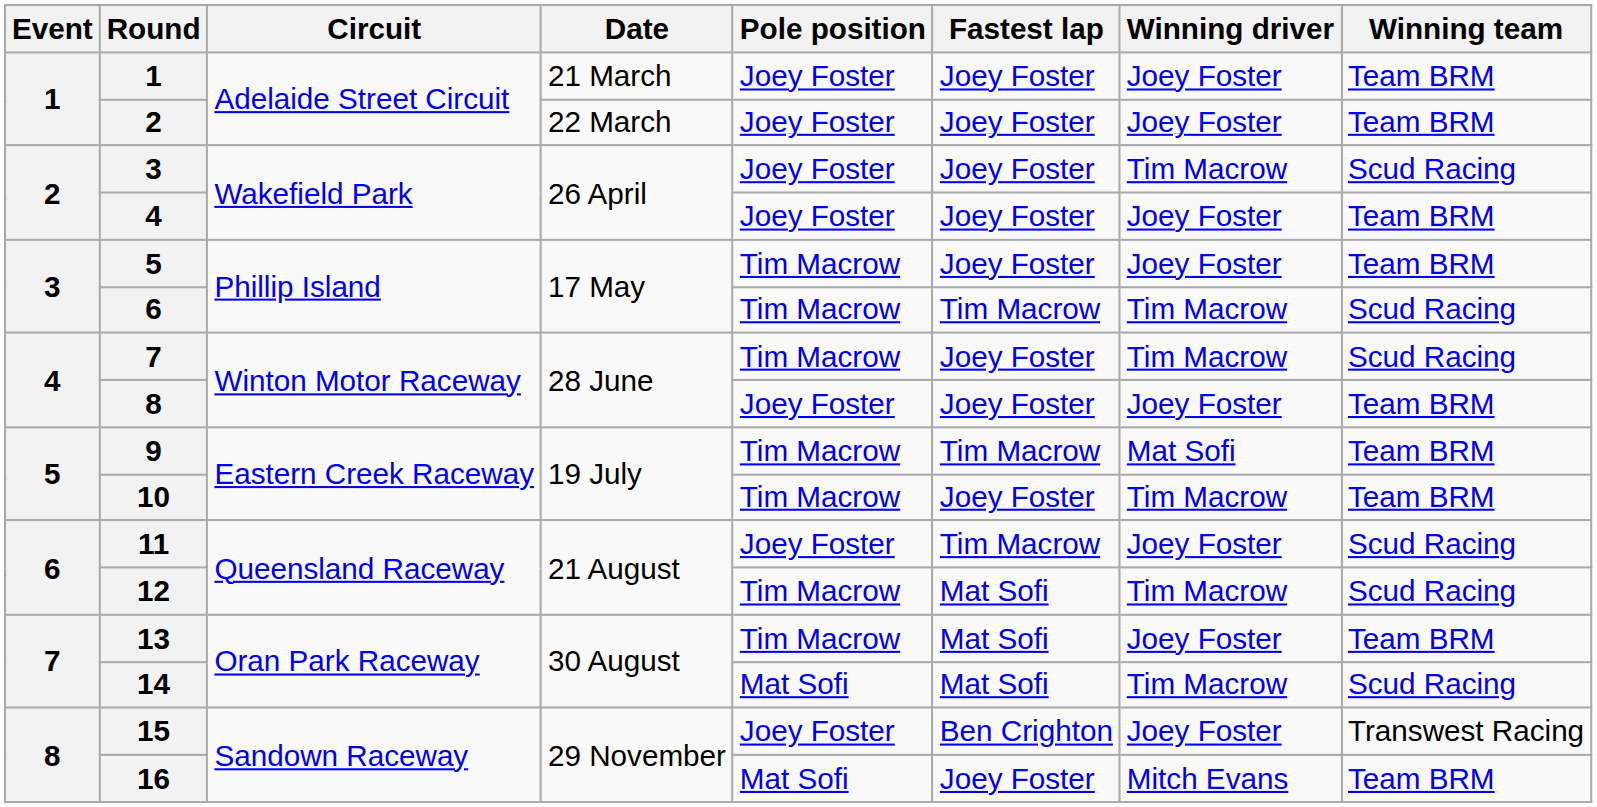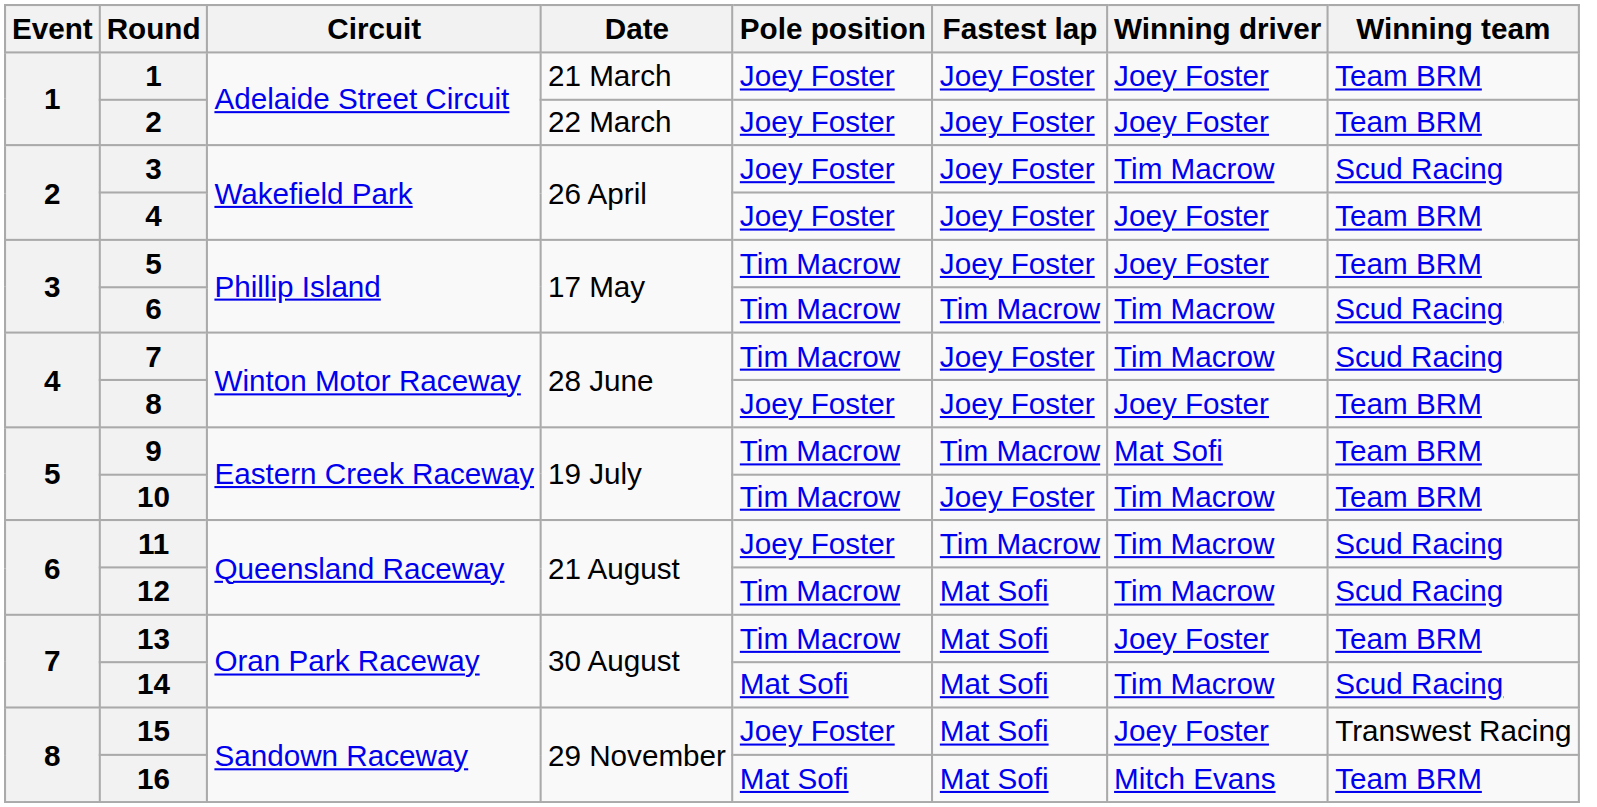(1204, 544) Joey Foster -> (1194, 544) Tim Macrow
(1026, 732) Ben Crighton -> (994, 732) Mat Sofi
(1017, 779) Joey Foster -> (994, 779) Mat Sofi
